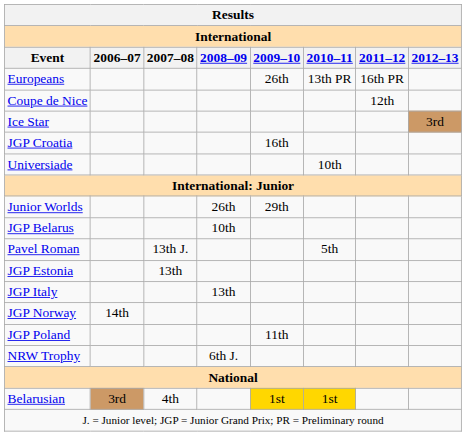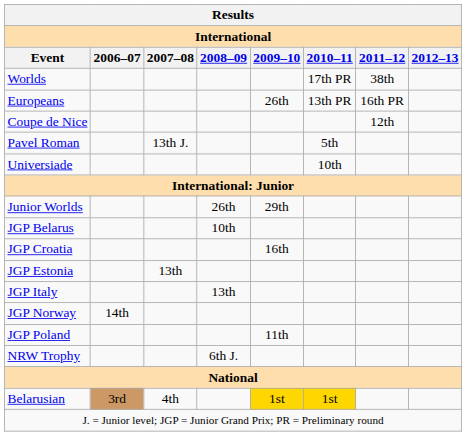+ row: (27, 79)
- row: (28, 121)
rows swapped: (44, 249) <-> (40, 143)
